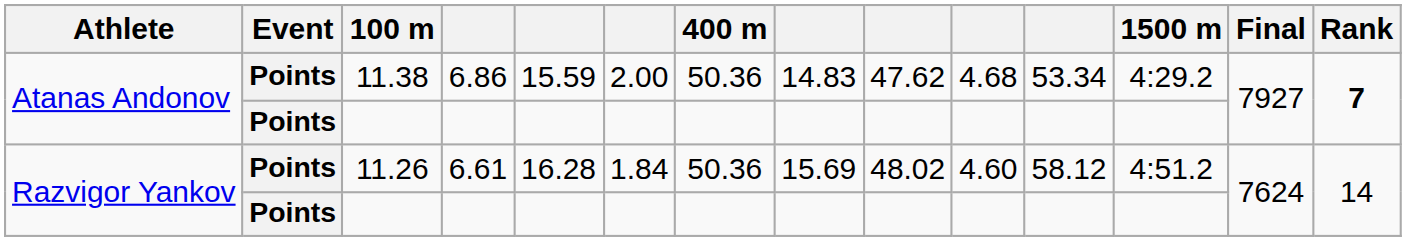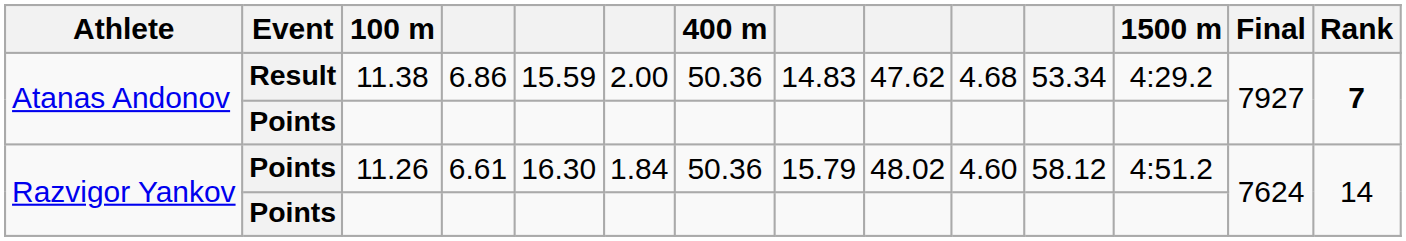(293, 76) Points -> (293, 76) Result
(559, 168) 16.28 -> (559, 168) 16.30
(819, 168) 15.69 -> (819, 168) 15.79
